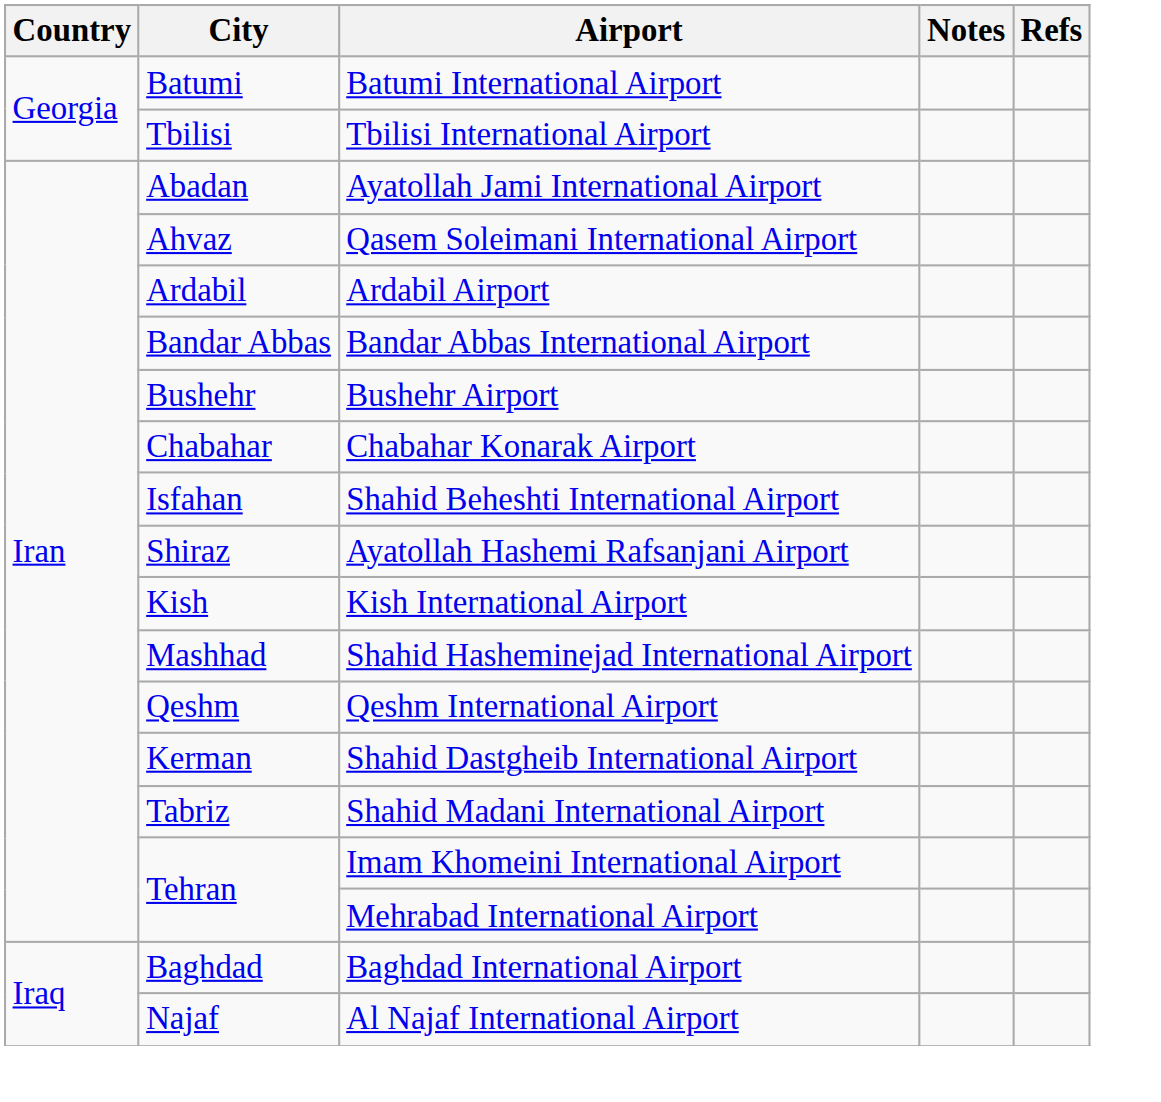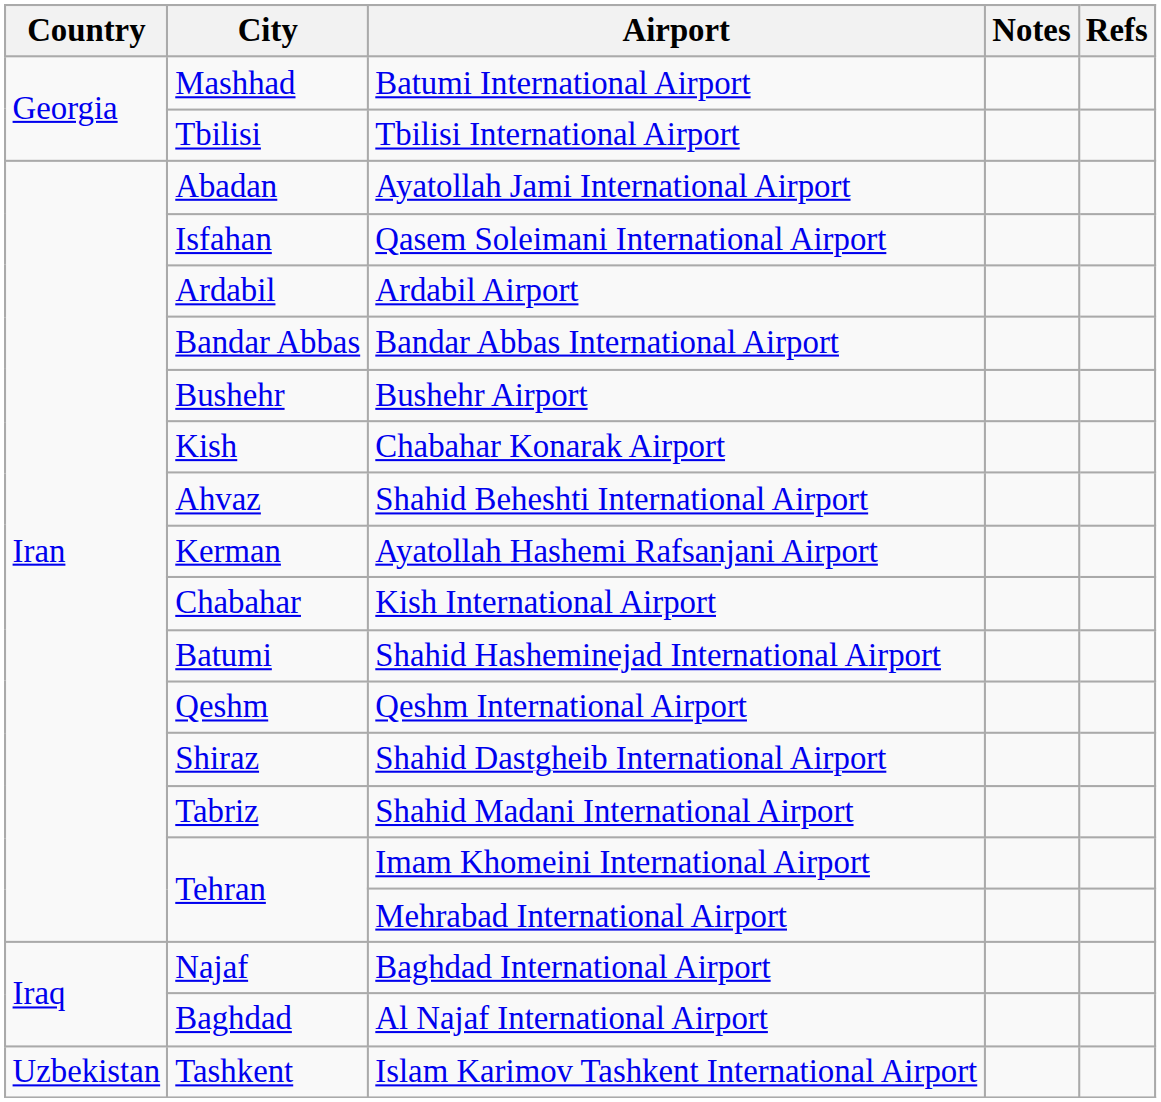(194, 82) Batumi -> (235, 82) Mashhad
(189, 238) Ahvaz -> (224, 238) Isfahan
(209, 446) Chabahar -> (206, 446) Kish
(194, 498) Isfahan -> (218, 498) Ahvaz
(188, 550) Shiraz -> (228, 550) Kerman
(177, 602) Kish -> (238, 602) Chabahar
(206, 654) Mashhad -> (224, 654) Batumi
(199, 758) Kerman -> (217, 758) Shiraz
(204, 966) Baghdad -> (212, 966) Najaf
(183, 1018) Najaf -> (234, 1018) Baghdad
+ row: (676, 1070)
